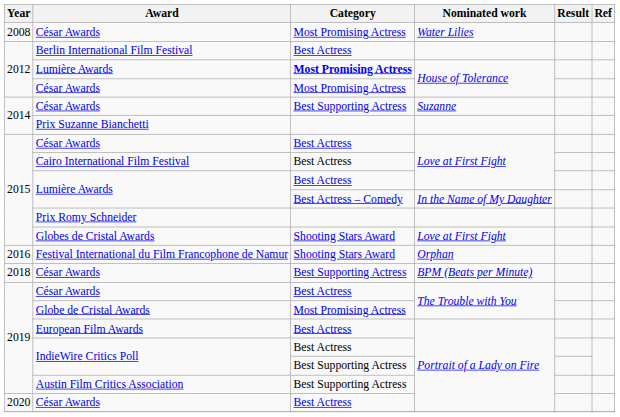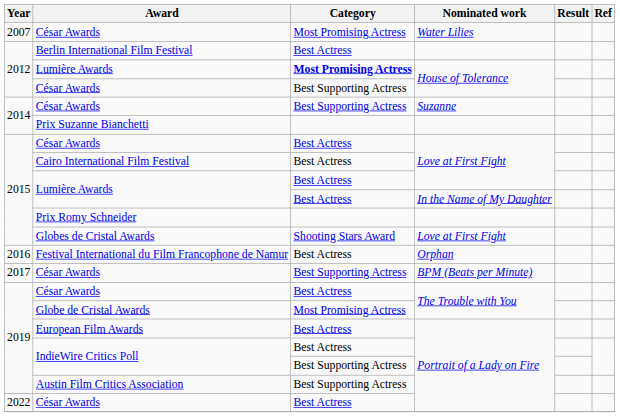(19, 32) 2008 -> (19, 32) 2007
(350, 87) Most Promising Actress -> (350, 87) Best Supporting Actress
(348, 198) Best Actress – Comedy -> (323, 198) Best Actress
(344, 254) Shooting Stars Award -> (323, 254) Best Actress
(19, 273) 2018 -> (19, 273) 2017
(19, 402) 2020 -> (19, 402) 2022
